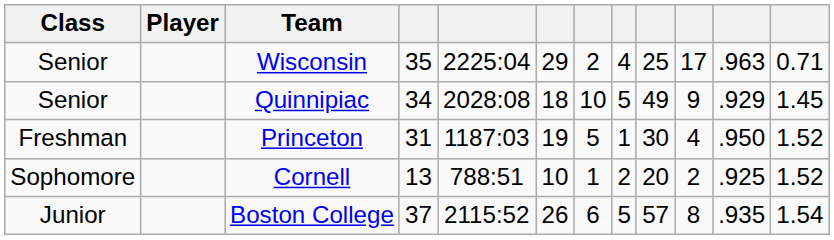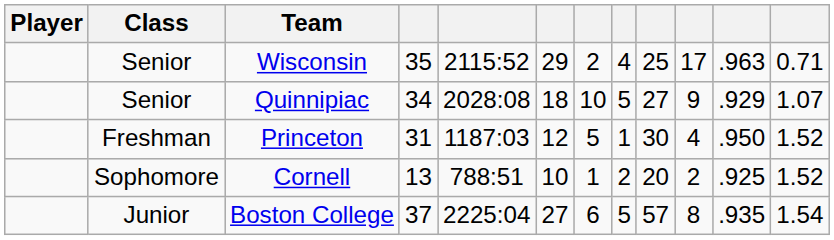columns swapped: (183, 23) <-> (73, 23)
(487, 61) 2225:04 -> (487, 61) 2115:52
(656, 100) 49 -> (656, 100) 27
(800, 100) 1.45 -> (800, 100) 1.07
(555, 138) 19 -> (555, 138) 12
(487, 215) 2115:52 -> (487, 215) 2225:04
(555, 215) 26 -> (555, 215) 27
